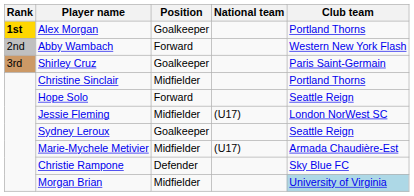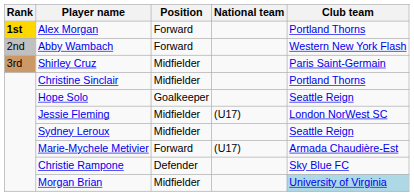(181, 30) Goalkeeper -> (173, 30) Forward
(181, 64) Goalkeeper -> (177, 64) Midfielder
(173, 98) Forward -> (181, 98) Goalkeeper
(181, 132) Goalkeeper -> (177, 132) Midfielder
(177, 149) Midfielder -> (173, 149) Forward
